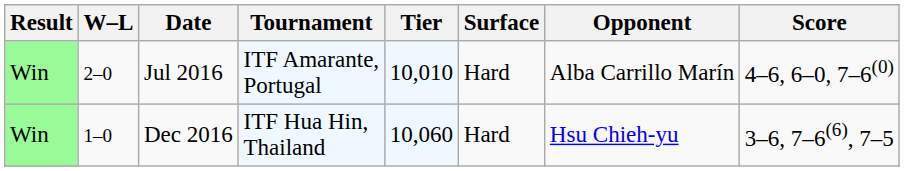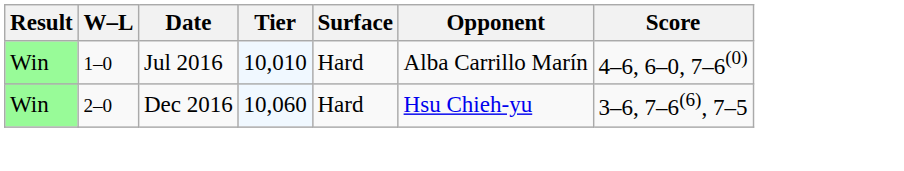- column: (311, 22)
(98, 73) 2–0 -> (98, 63) 1–0
(98, 136) 1–0 -> (98, 106) 2–0
